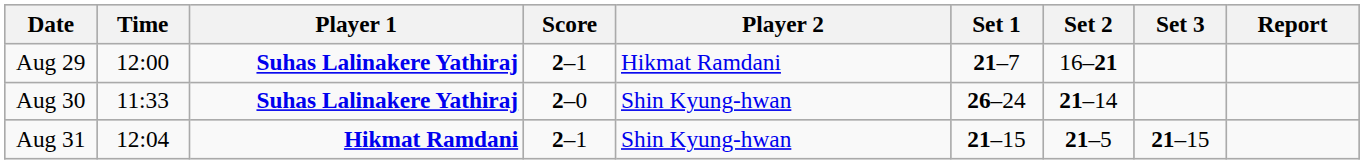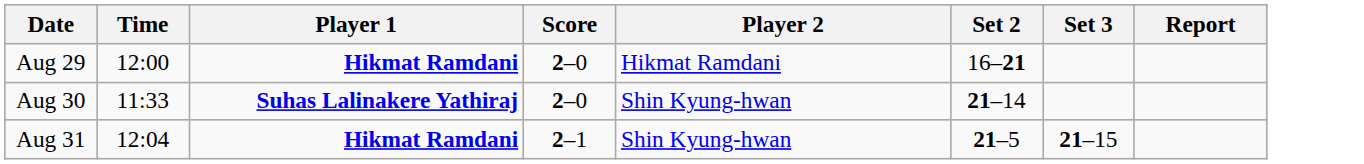- column: (996, 24)
(387, 62) Suhas Lalinakere Yathiraj -> (431, 62) Hikmat Ramdani
(570, 62) 2–1 -> (570, 62) 2–0
